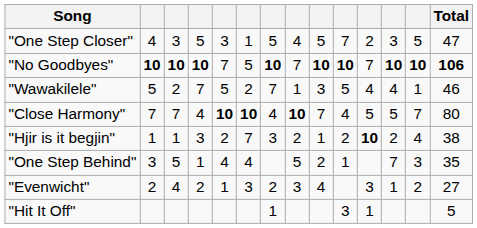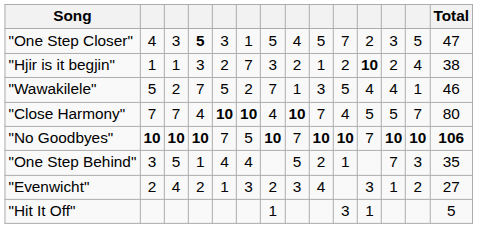(200, 41) normal -> (200, 41) bold
rows swapped: (62, 138) <-> (61, 65)
